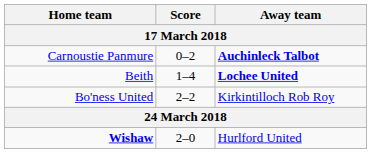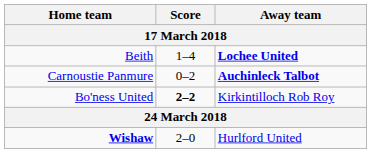rows swapped: (139, 76) <-> (100, 55)
(185, 96) normal -> (185, 96) bold
